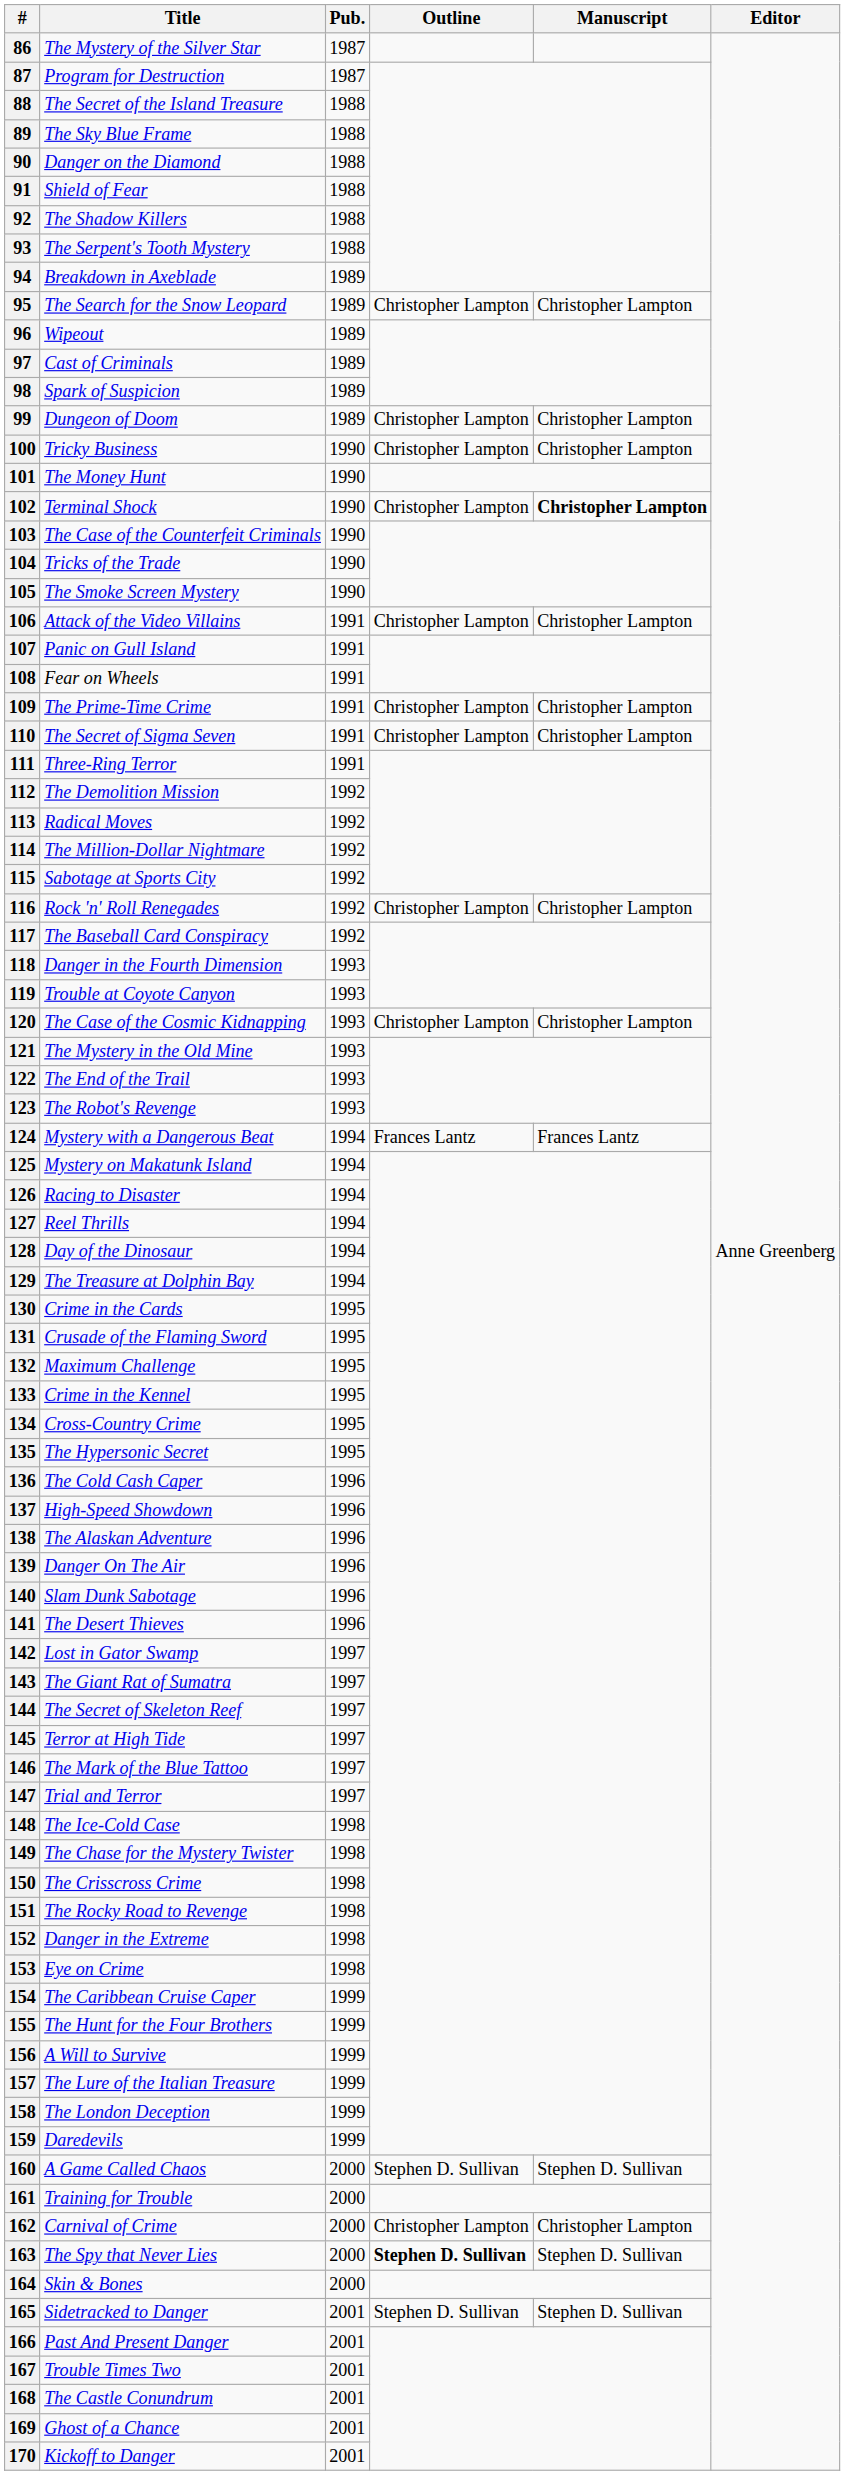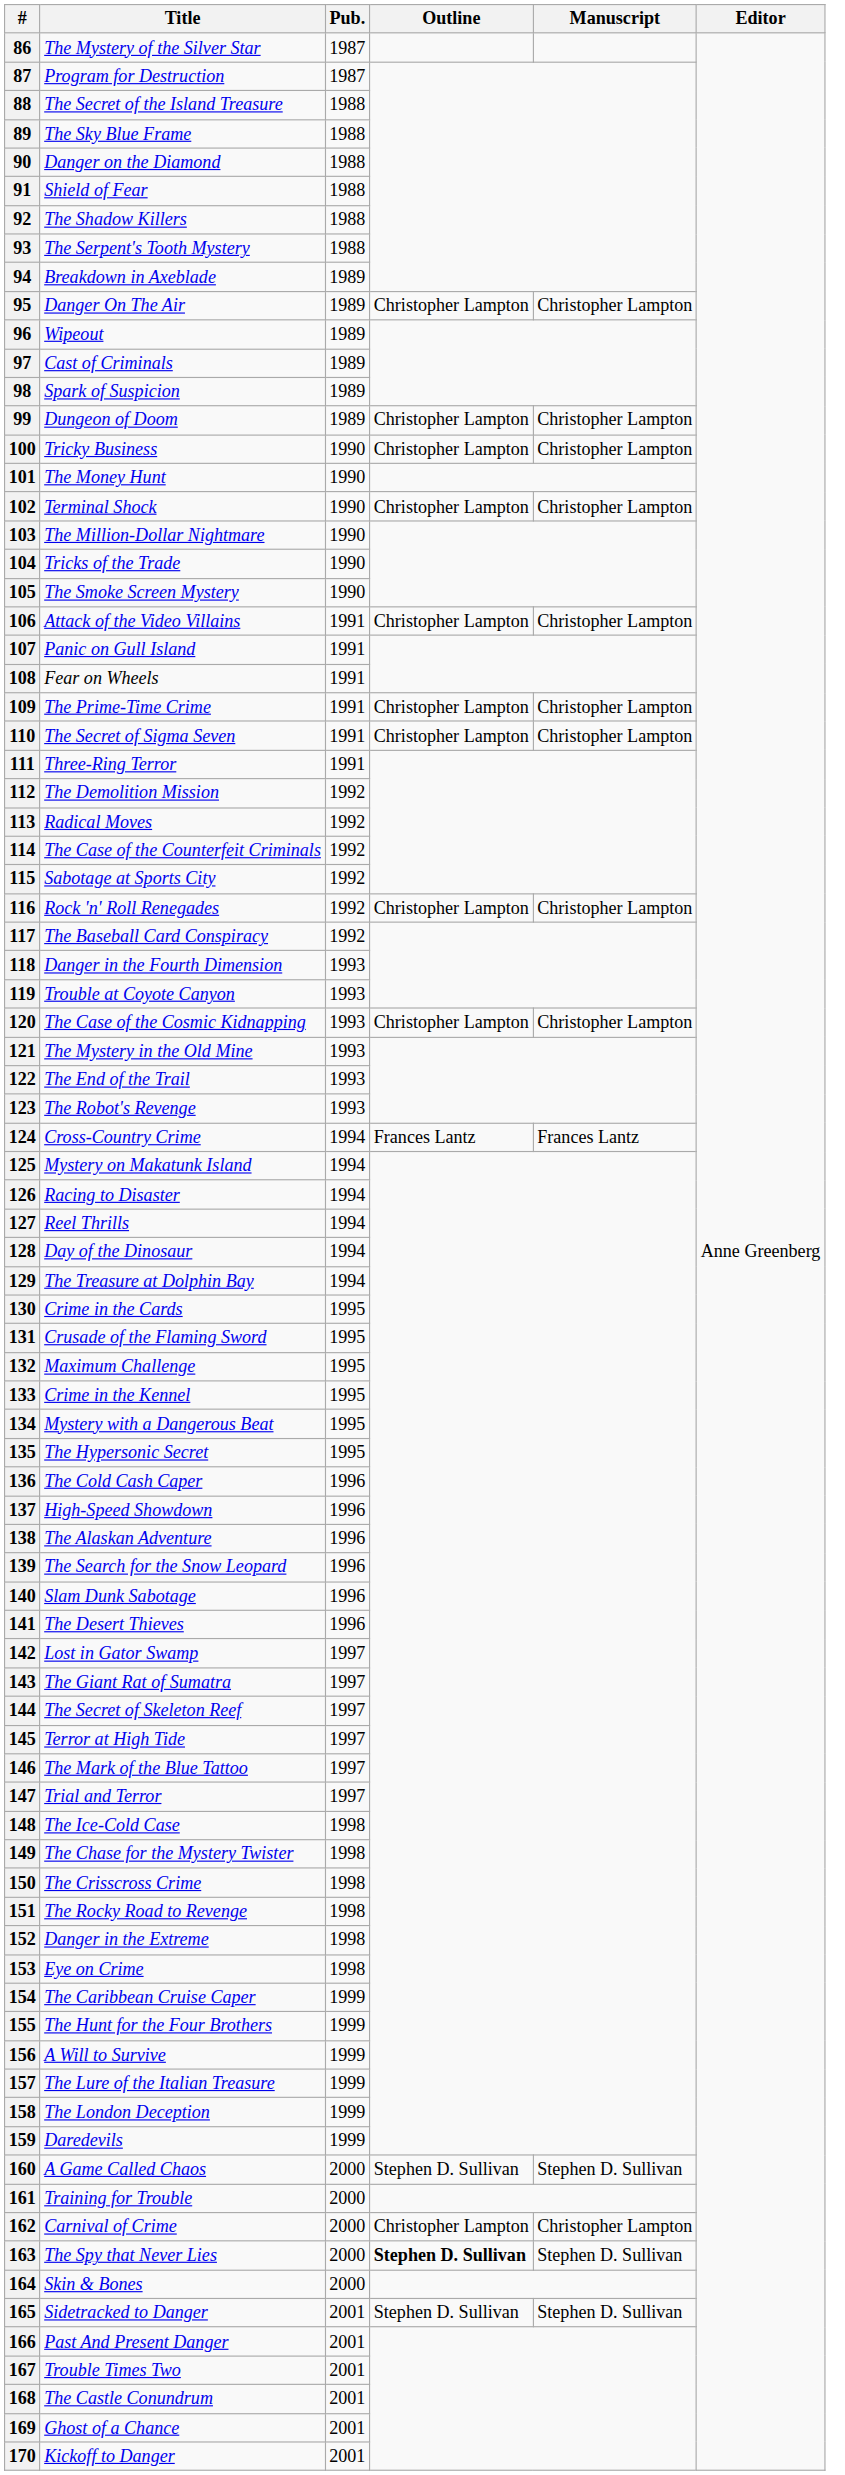(165, 305) The Search for the Snow Leopard -> (115, 305) Danger On The Air
(622, 506) bold -> (615, 506) normal
(183, 534) The Case of the Counterfeit Criminals -> (154, 534) The Million-Dollar Nightmare
(154, 850) The Million-Dollar Nightmare -> (183, 850) The Case of the Counterfeit Criminals
(159, 1137) Mystery with a Dangerous Beat -> (122, 1137) Cross-Country Crime
(122, 1423) Cross-Country Crime -> (159, 1423) Mystery with a Dangerous Beat
(115, 1567) Danger On The Air -> (165, 1567) The Search for the Snow Leopard
